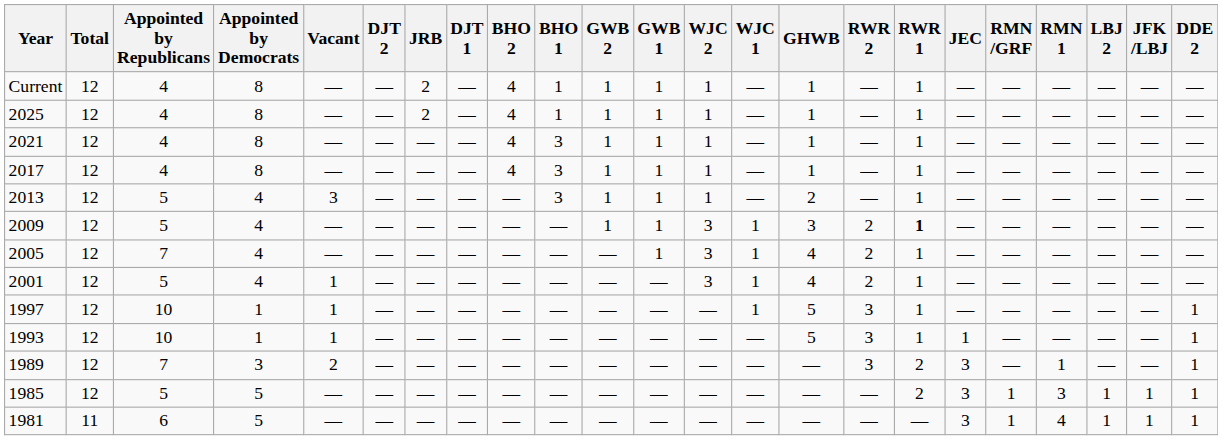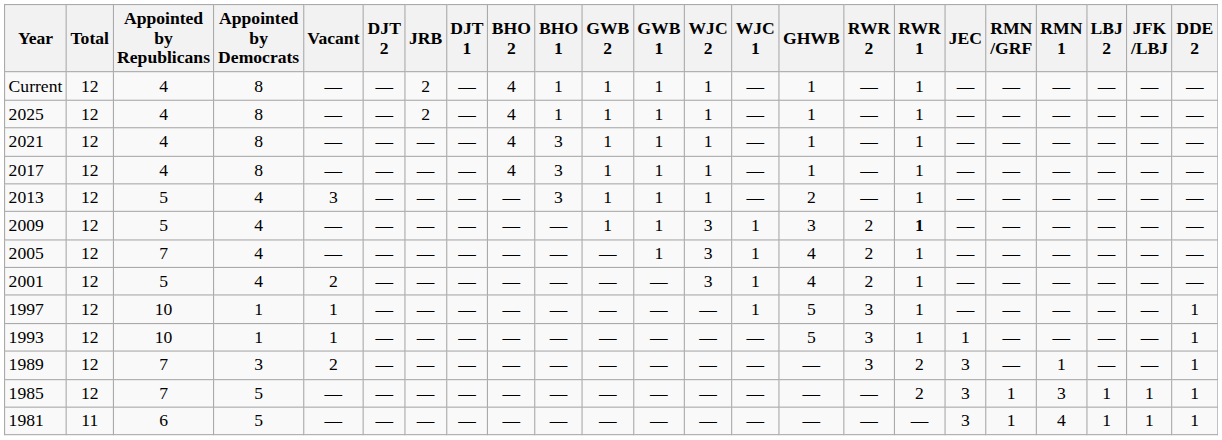(333, 281) 1 -> (333, 281) 2
(164, 393) 5 -> (164, 393) 7
